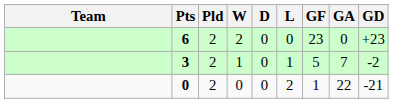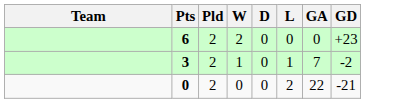- column: (316, 16)
